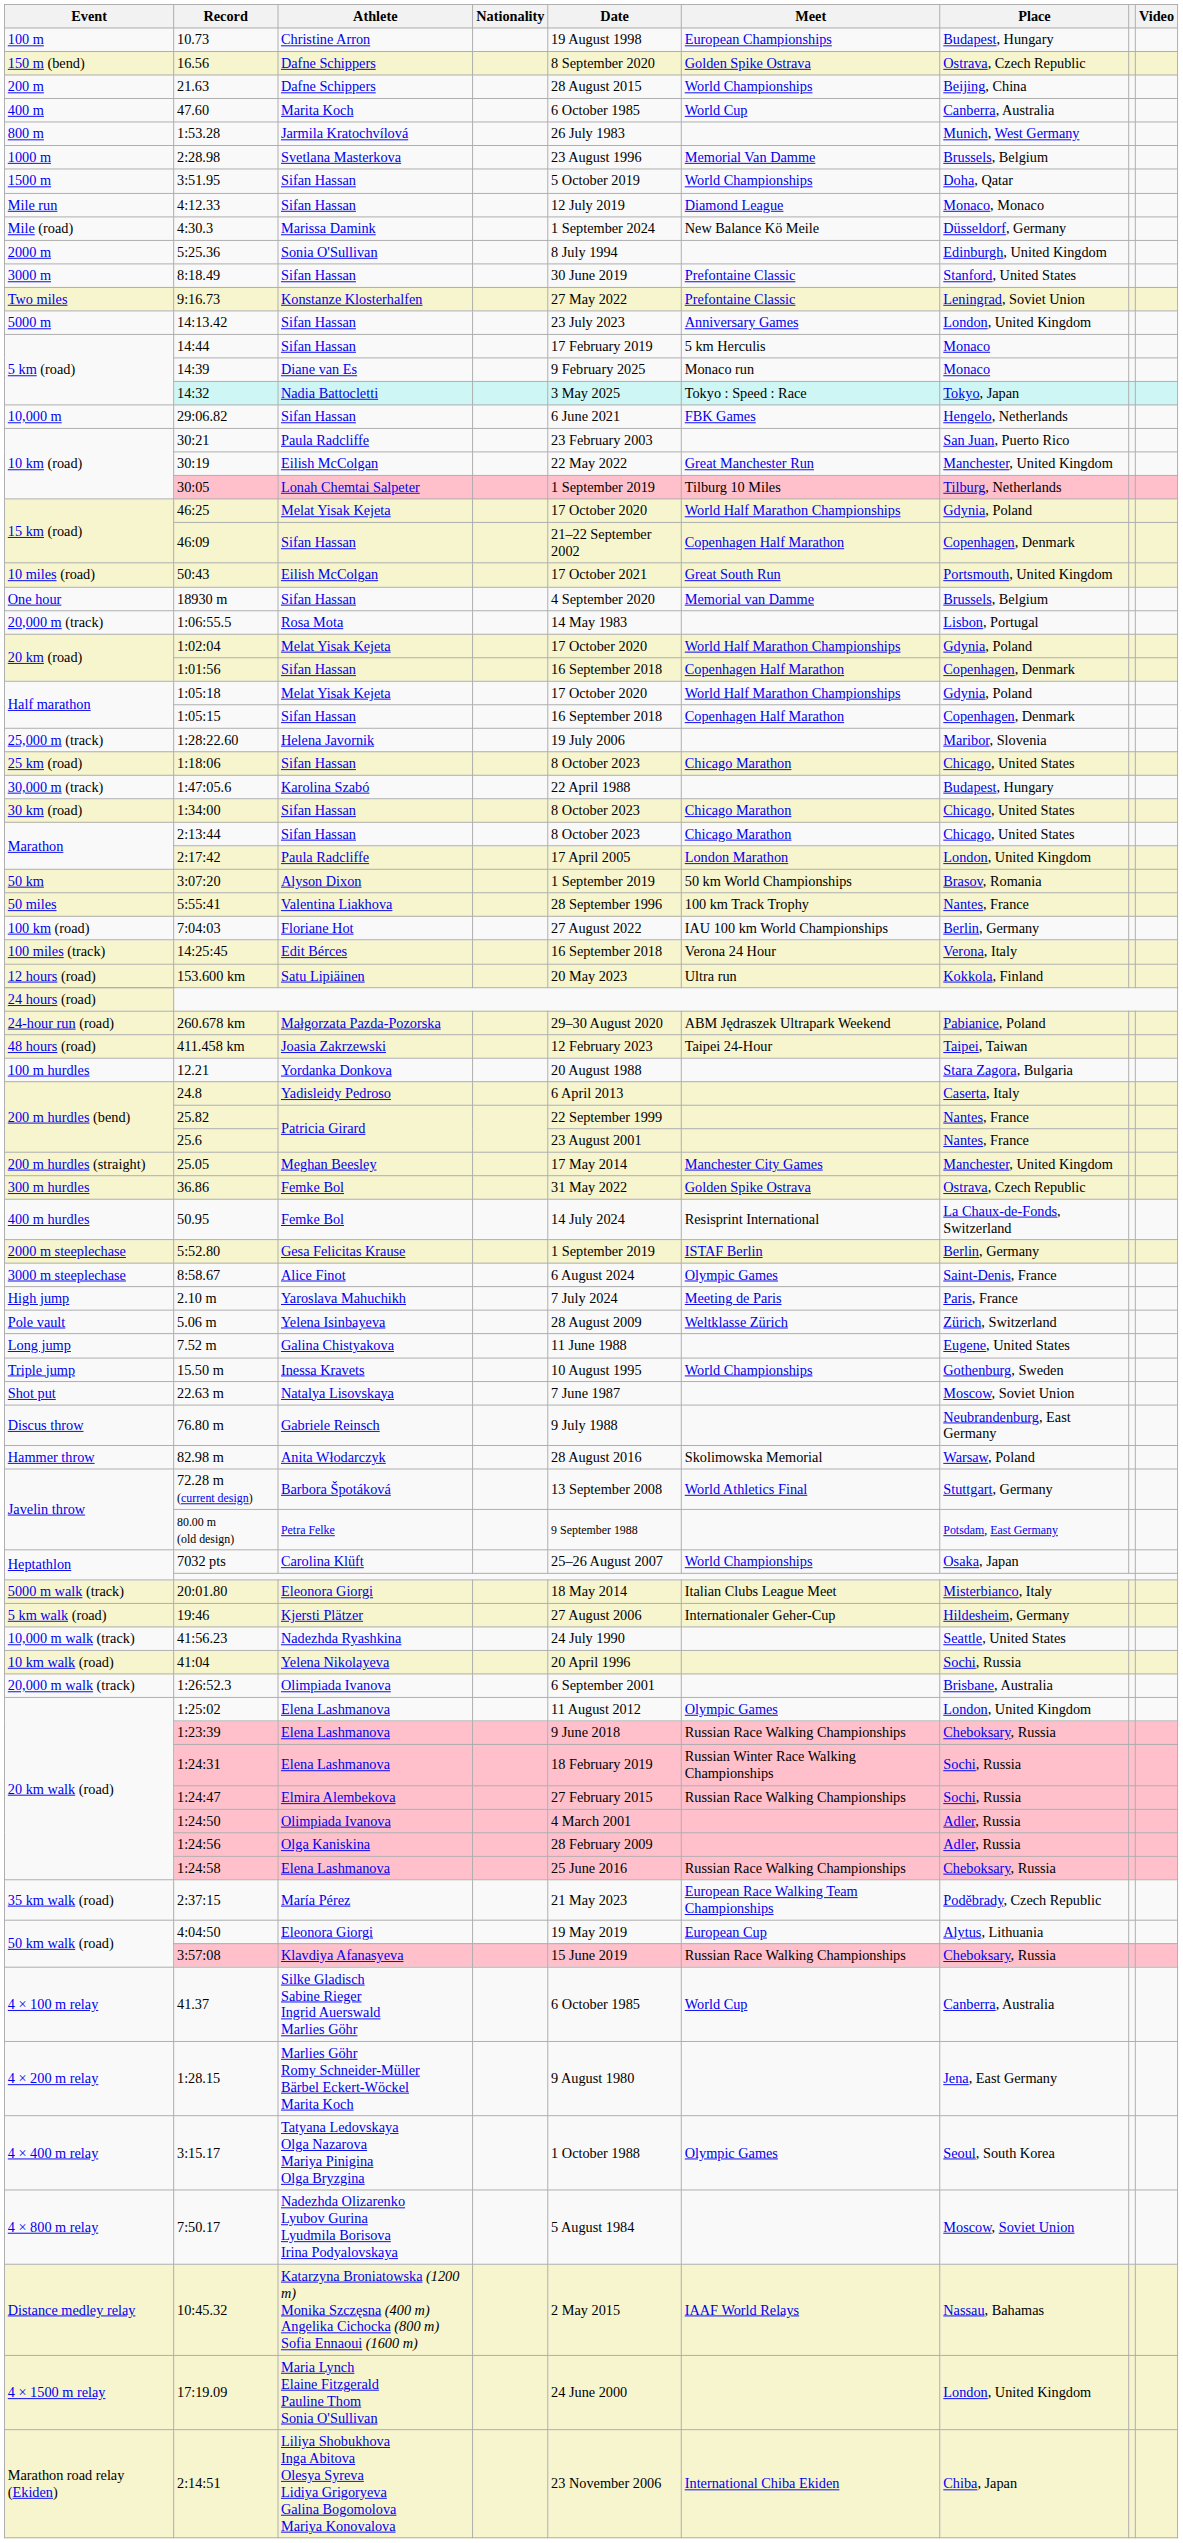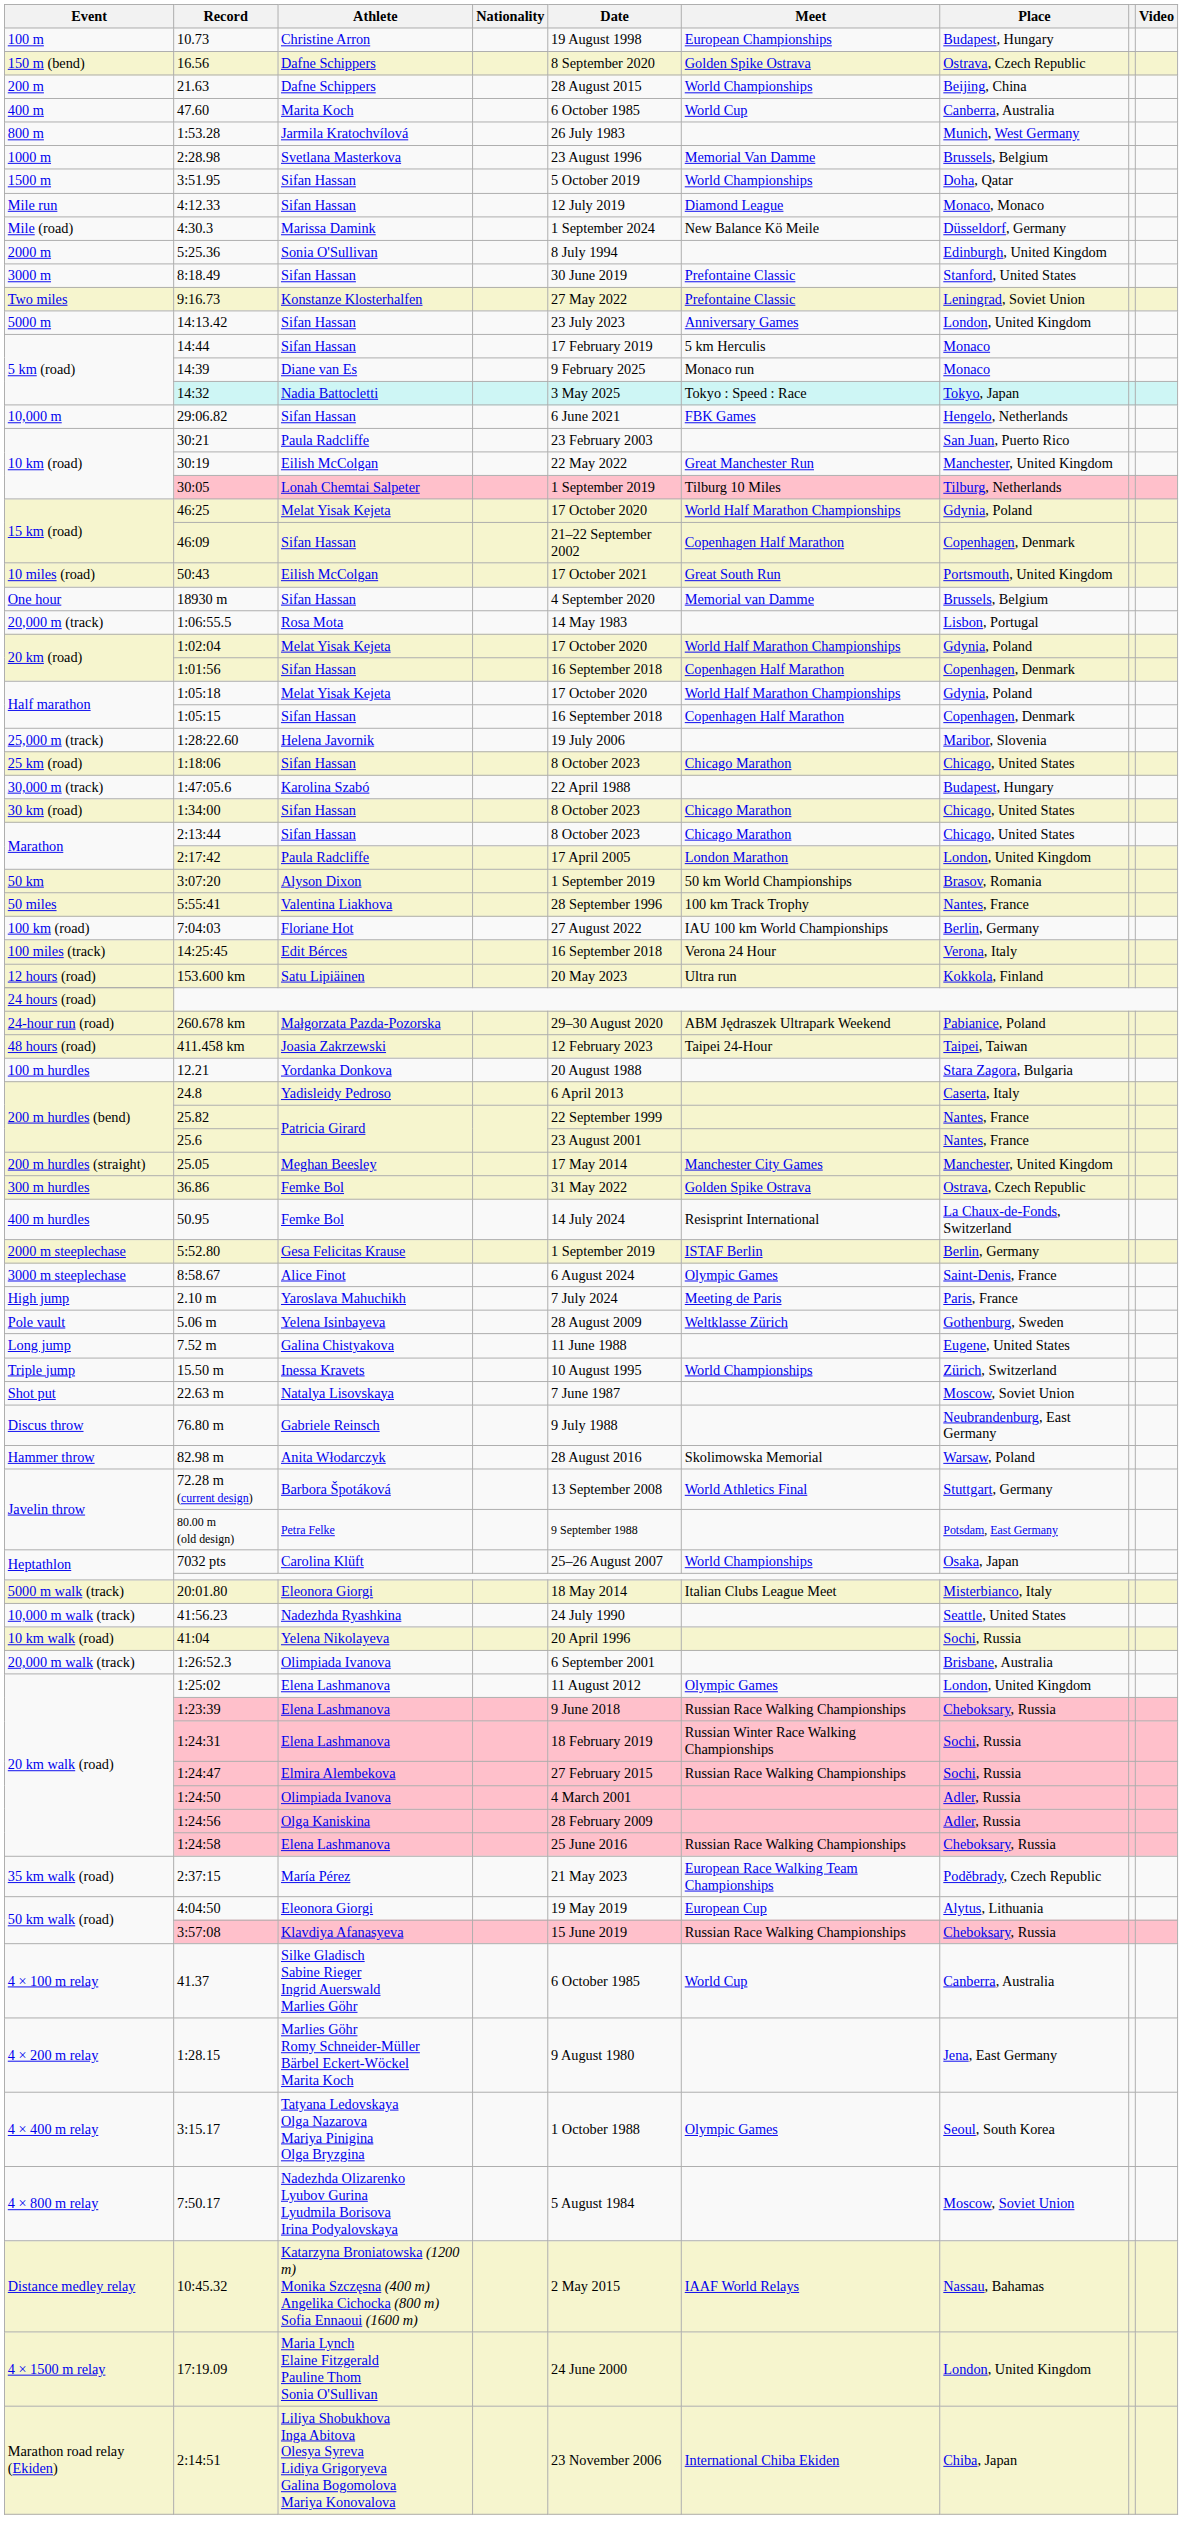(1000, 1322) Zürich, Switzerland -> (1003, 1322) Gothenburg, Sweden
(1003, 1369) Gothenburg, Sweden -> (1000, 1369) Zürich, Switzerland
- row: (57, 1615)
